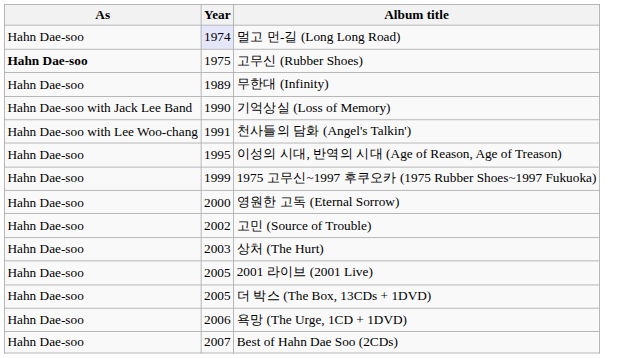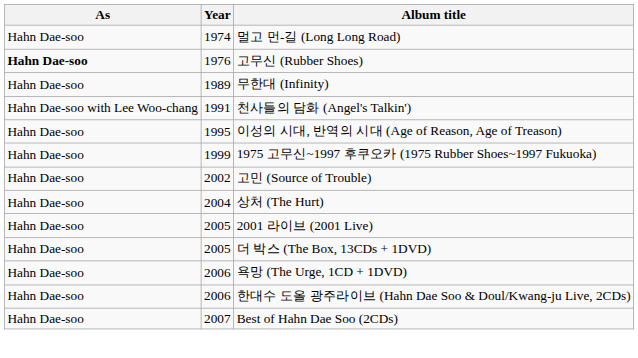(217, 37) lavender background -> (217, 37) no background
(217, 60) 1975 -> (217, 60) 1976
- row: (314, 107)
- row: (318, 201)
(217, 249) 2003 -> (217, 202) 2004
+ row: (434, 295)
